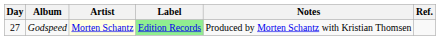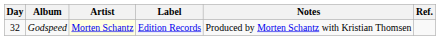(15, 27) 27 -> (15, 27) 32
(170, 27) lightgreen background -> (170, 27) no background
